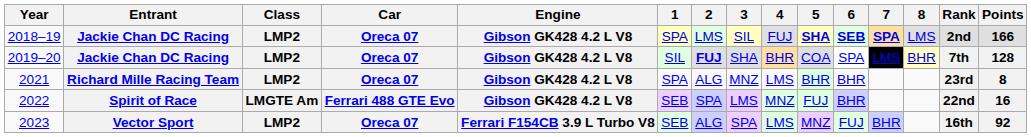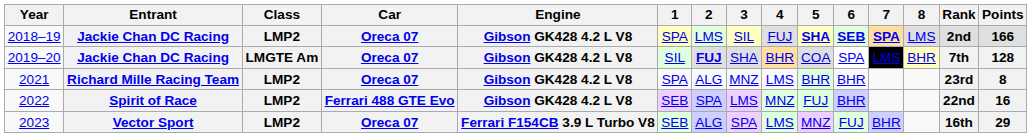(282, 58) LMP2 -> (282, 58) LMGTE Am
(282, 101) LMGTE Am -> (282, 101) LMP2
(1003, 122) 92 -> (1003, 122) 29
